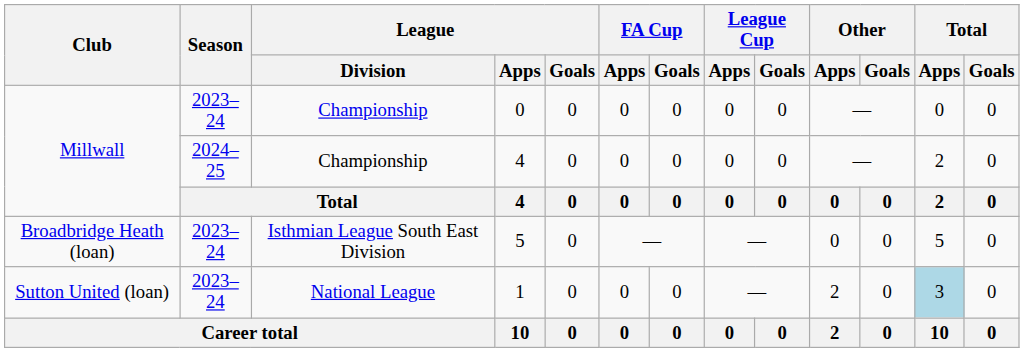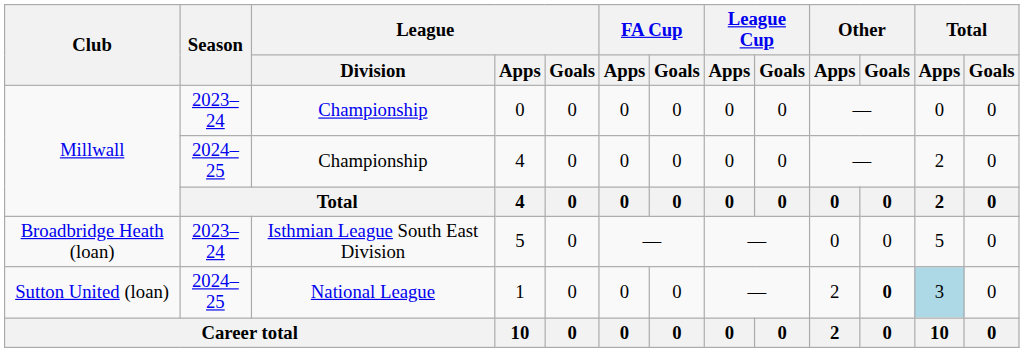(215, 292) 2023–24 -> (215, 292) 2024–25
(887, 292) normal -> (887, 292) bold
